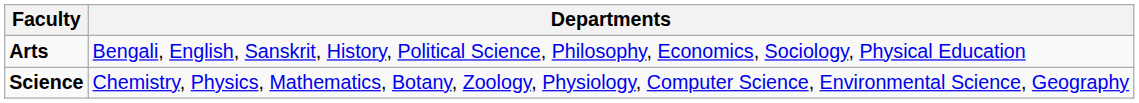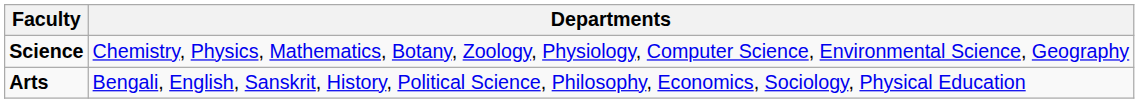rows swapped: (46, 82) <-> (29, 51)
